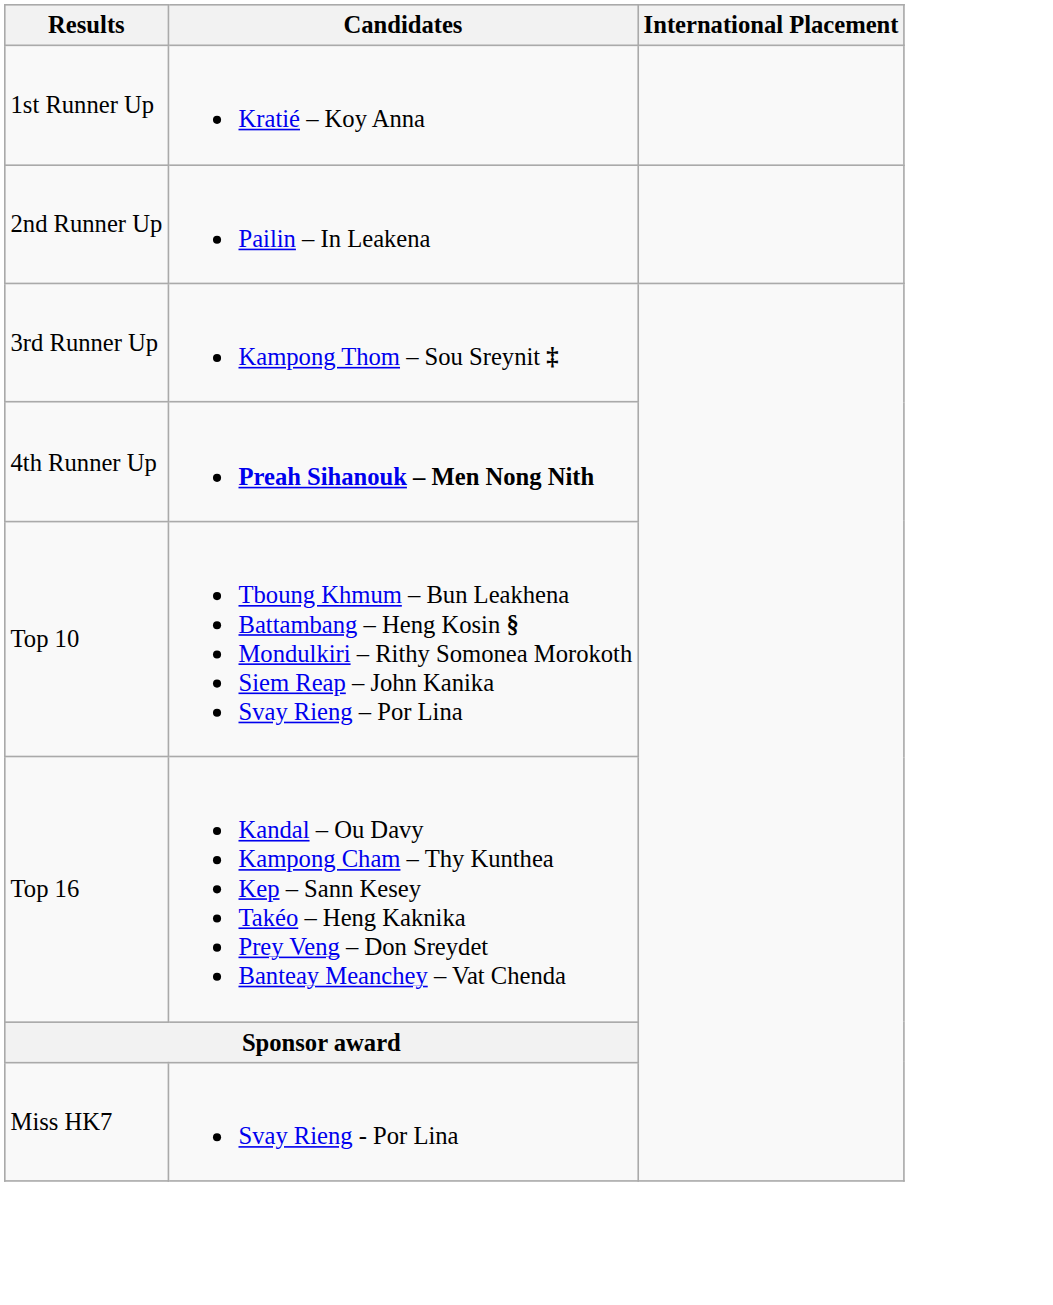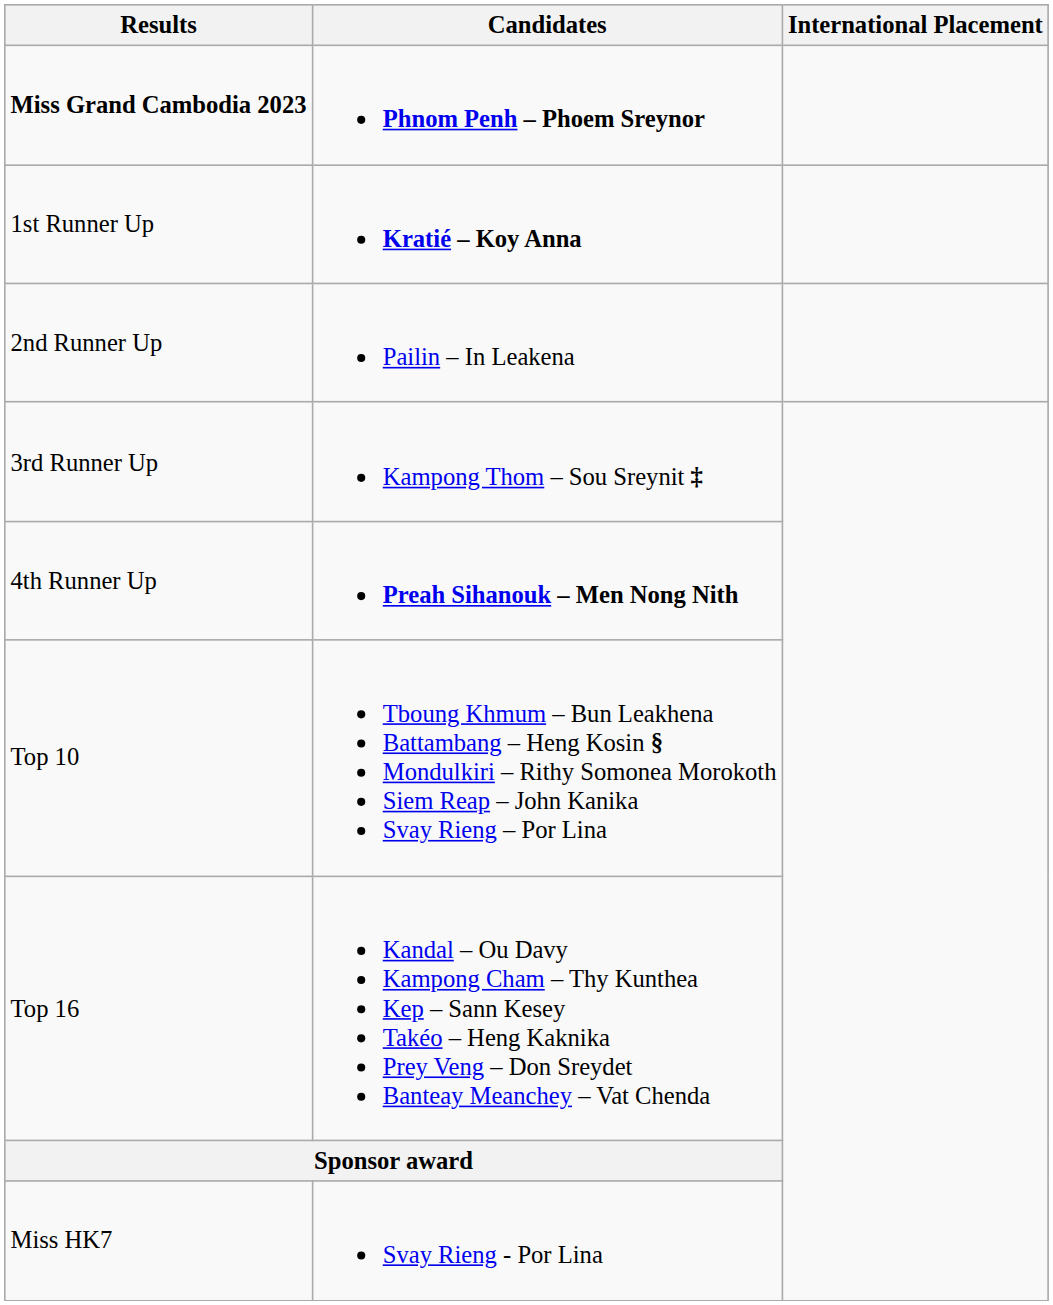+ row: (159, 104)
(403, 120) normal -> (547, 239) bold
